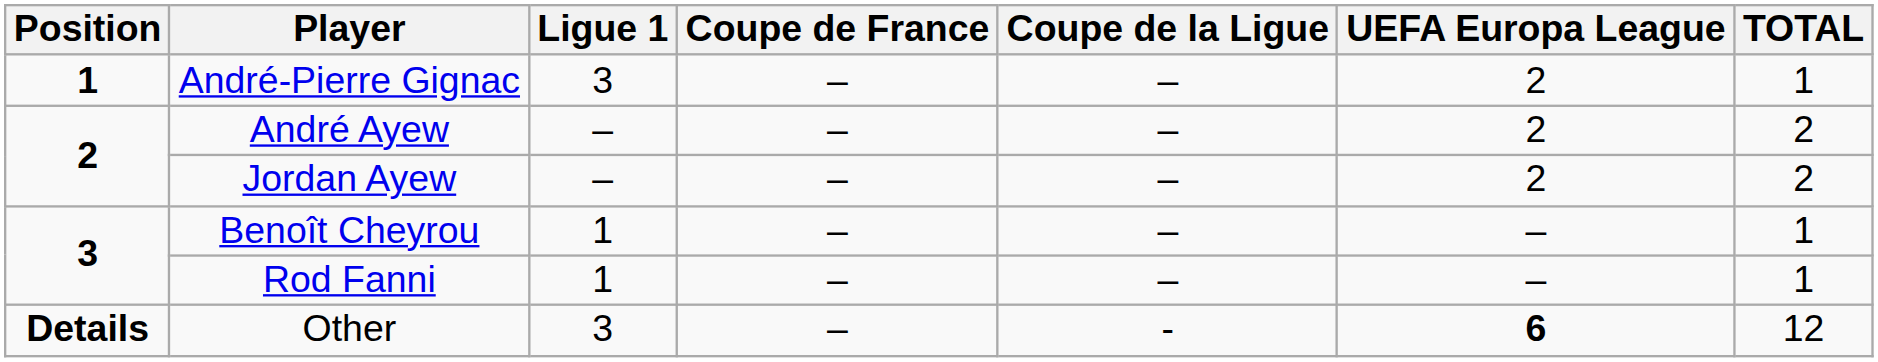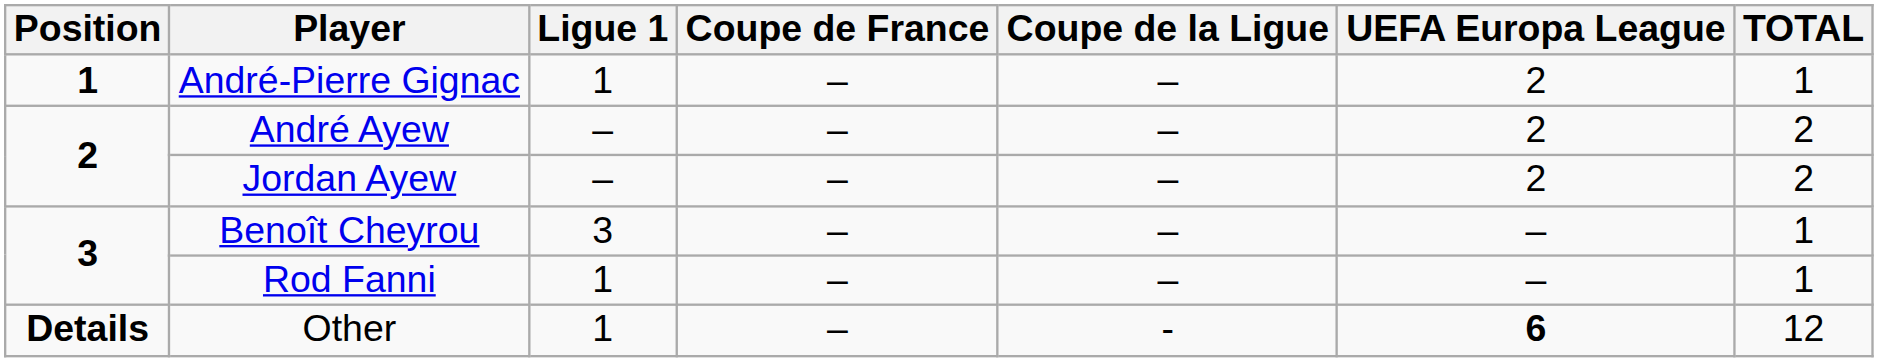(603, 79) 3 -> (603, 79) 1
(603, 229) 1 -> (603, 229) 3
(603, 329) 3 -> (603, 329) 1
